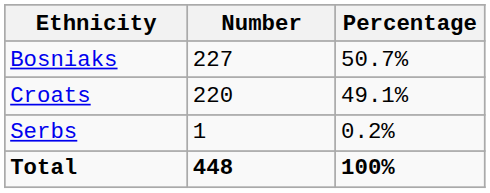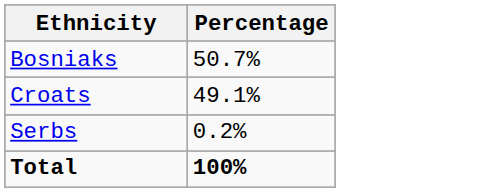- column: (262, 23)
